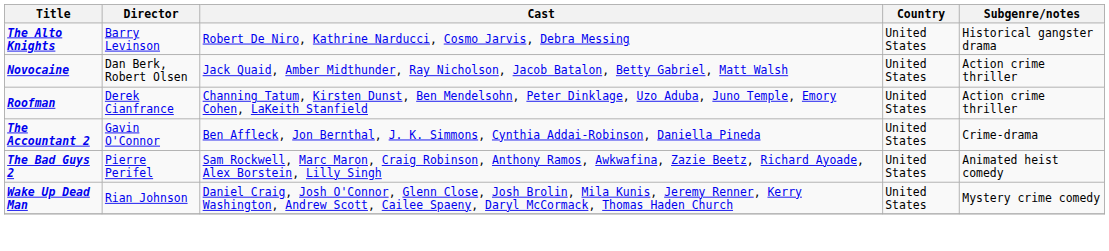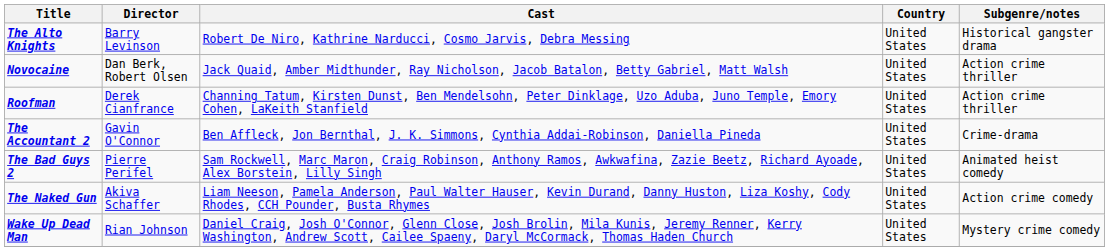+ row: (52, 198)
